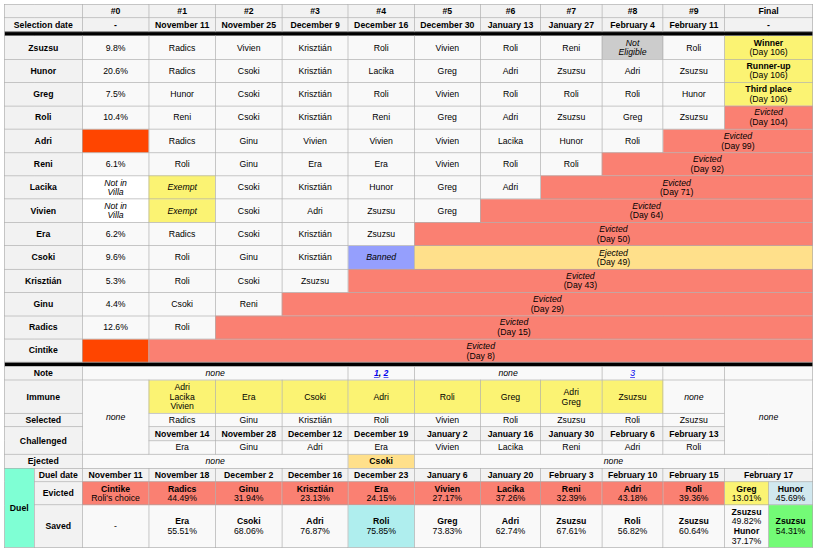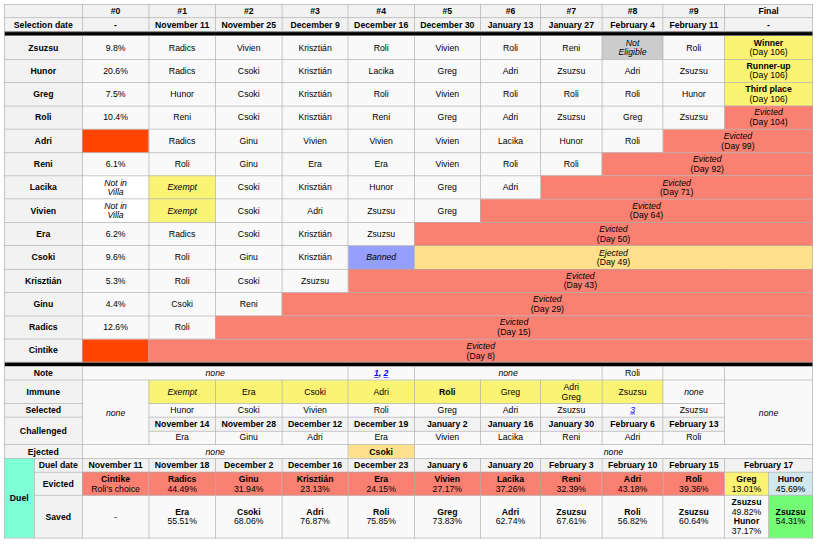(633, 373) 3 -> (633, 373) Roli
(182, 396) Adri Lacika Vivien -> (182, 391) Exempt
(447, 396) normal -> (447, 391) bold
(182, 420) Radics -> (182, 410) Hunor
(249, 420) Ginu -> (249, 410) Csoki
(315, 420) Krisztián -> (315, 410) Vivien
(447, 420) Vivien -> (447, 410) Greg
(511, 420) Roli -> (511, 410) Adri
(633, 420) Roli -> (633, 410) 3
(381, 526) paleturquoise background -> (381, 516) no background
